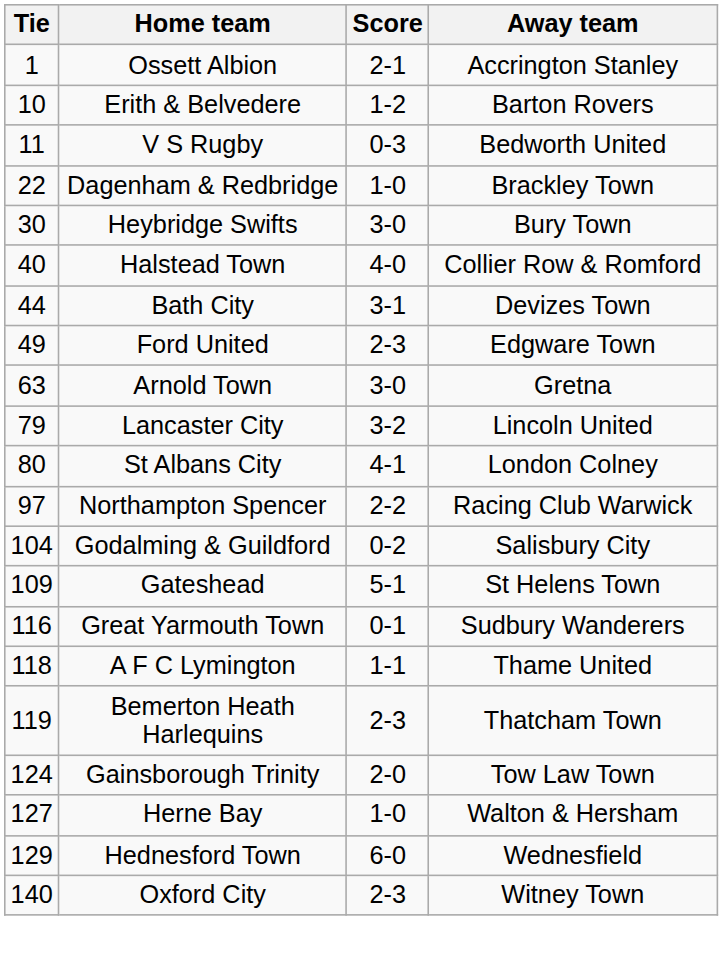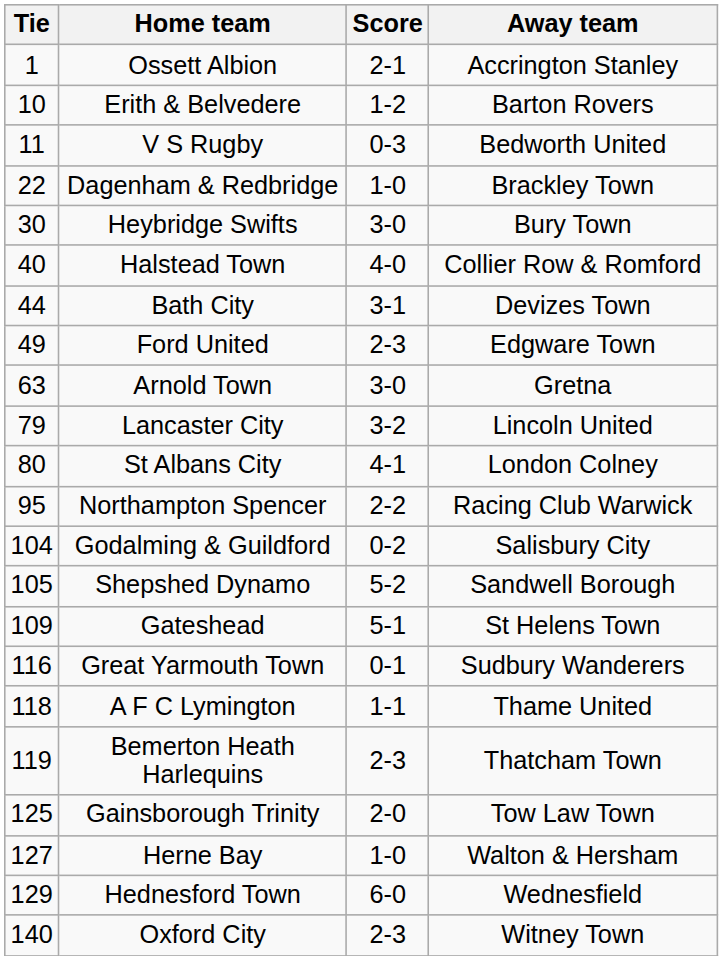(32, 505) 97 -> (32, 505) 95
+ row: (203, 585)
(32, 774) 124 -> (32, 814) 125
